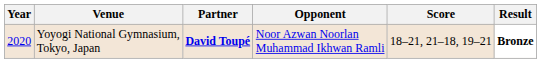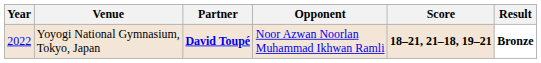(19, 41) 2020 -> (19, 41) 2022
(441, 41) normal -> (441, 41) bold
